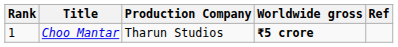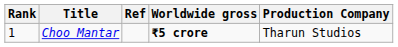columns swapped: (188, 14) <-> (379, 14)
